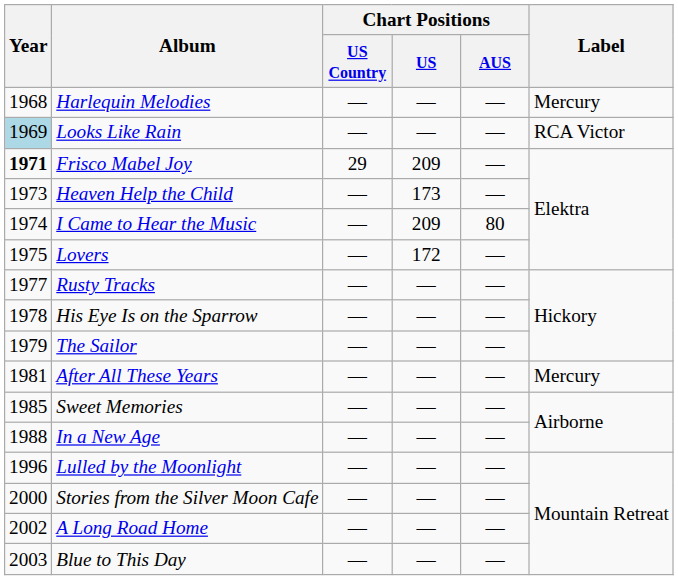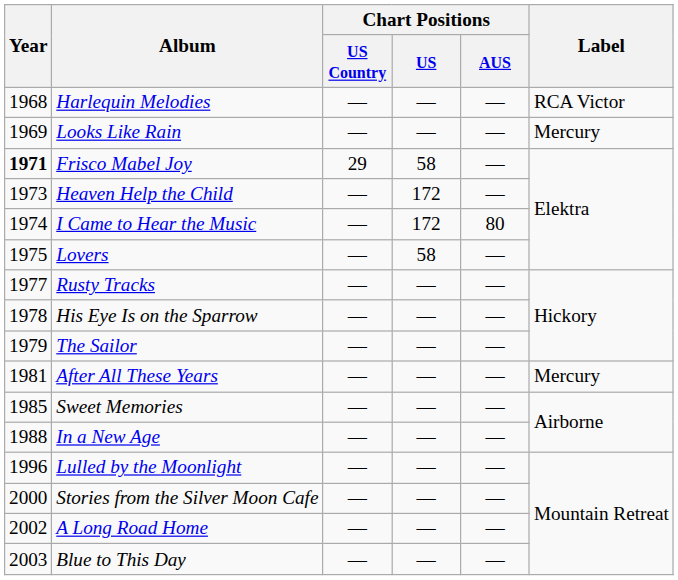(567, 102) Mercury -> (579, 102) RCA Victor
(28, 132) lightblue background -> (28, 132) no background
(579, 132) RCA Victor -> (567, 132) Mercury
(426, 163) 209 -> (426, 163) 58
(426, 193) 173 -> (426, 193) 172
(426, 224) 209 -> (426, 224) 172
(426, 254) 172 -> (426, 254) 58
